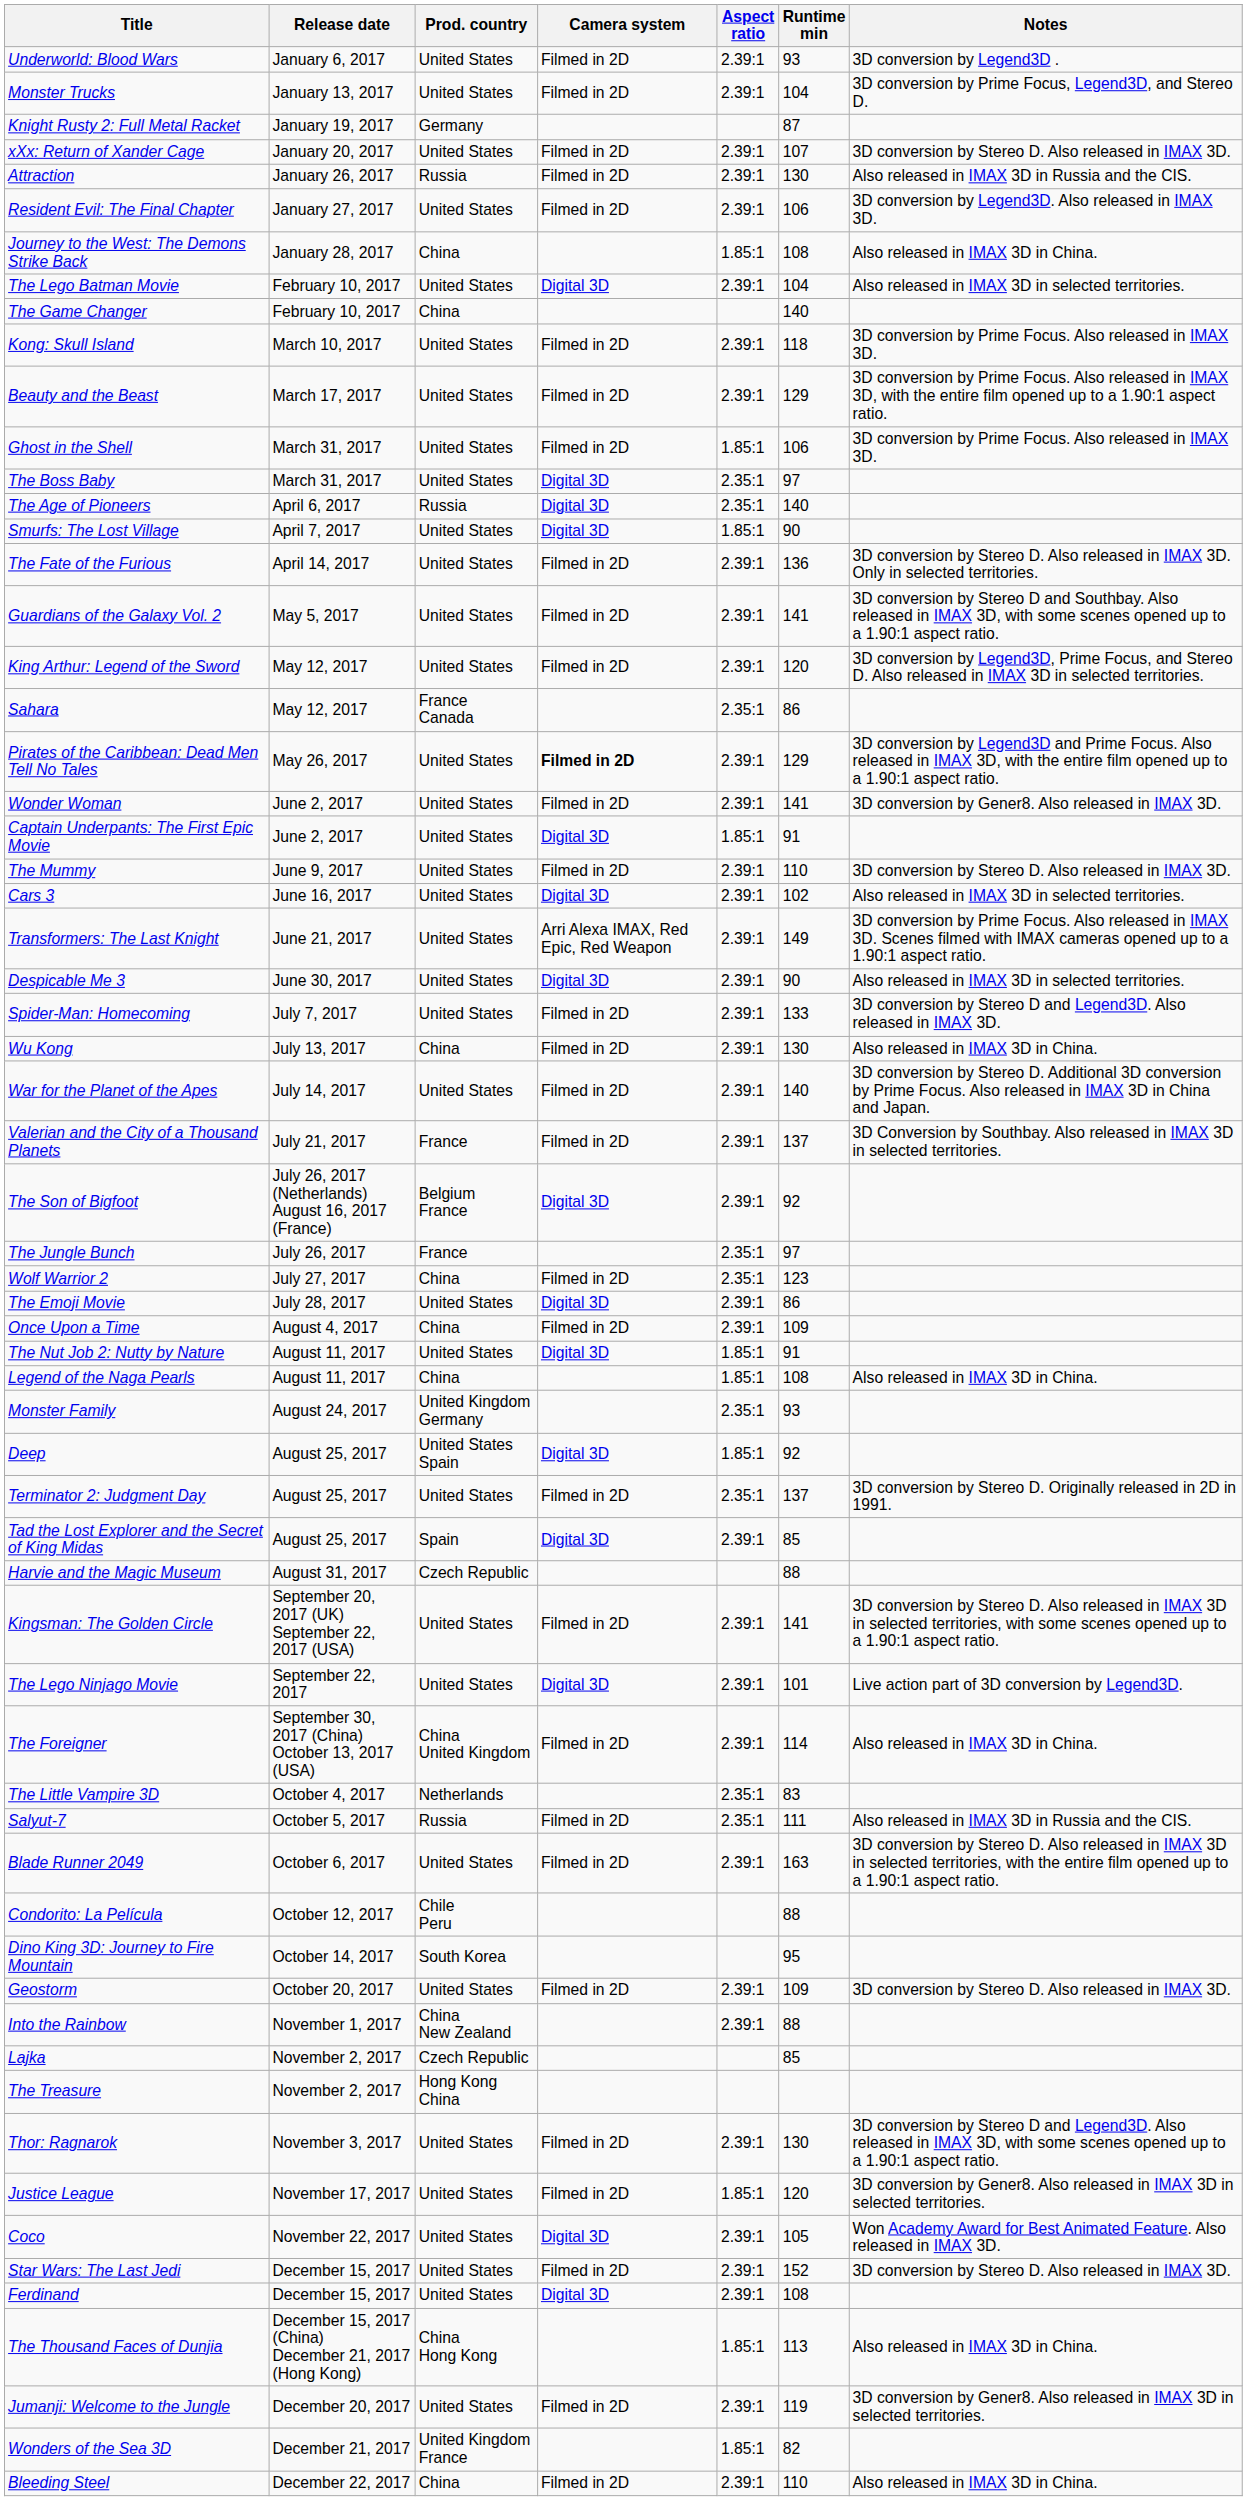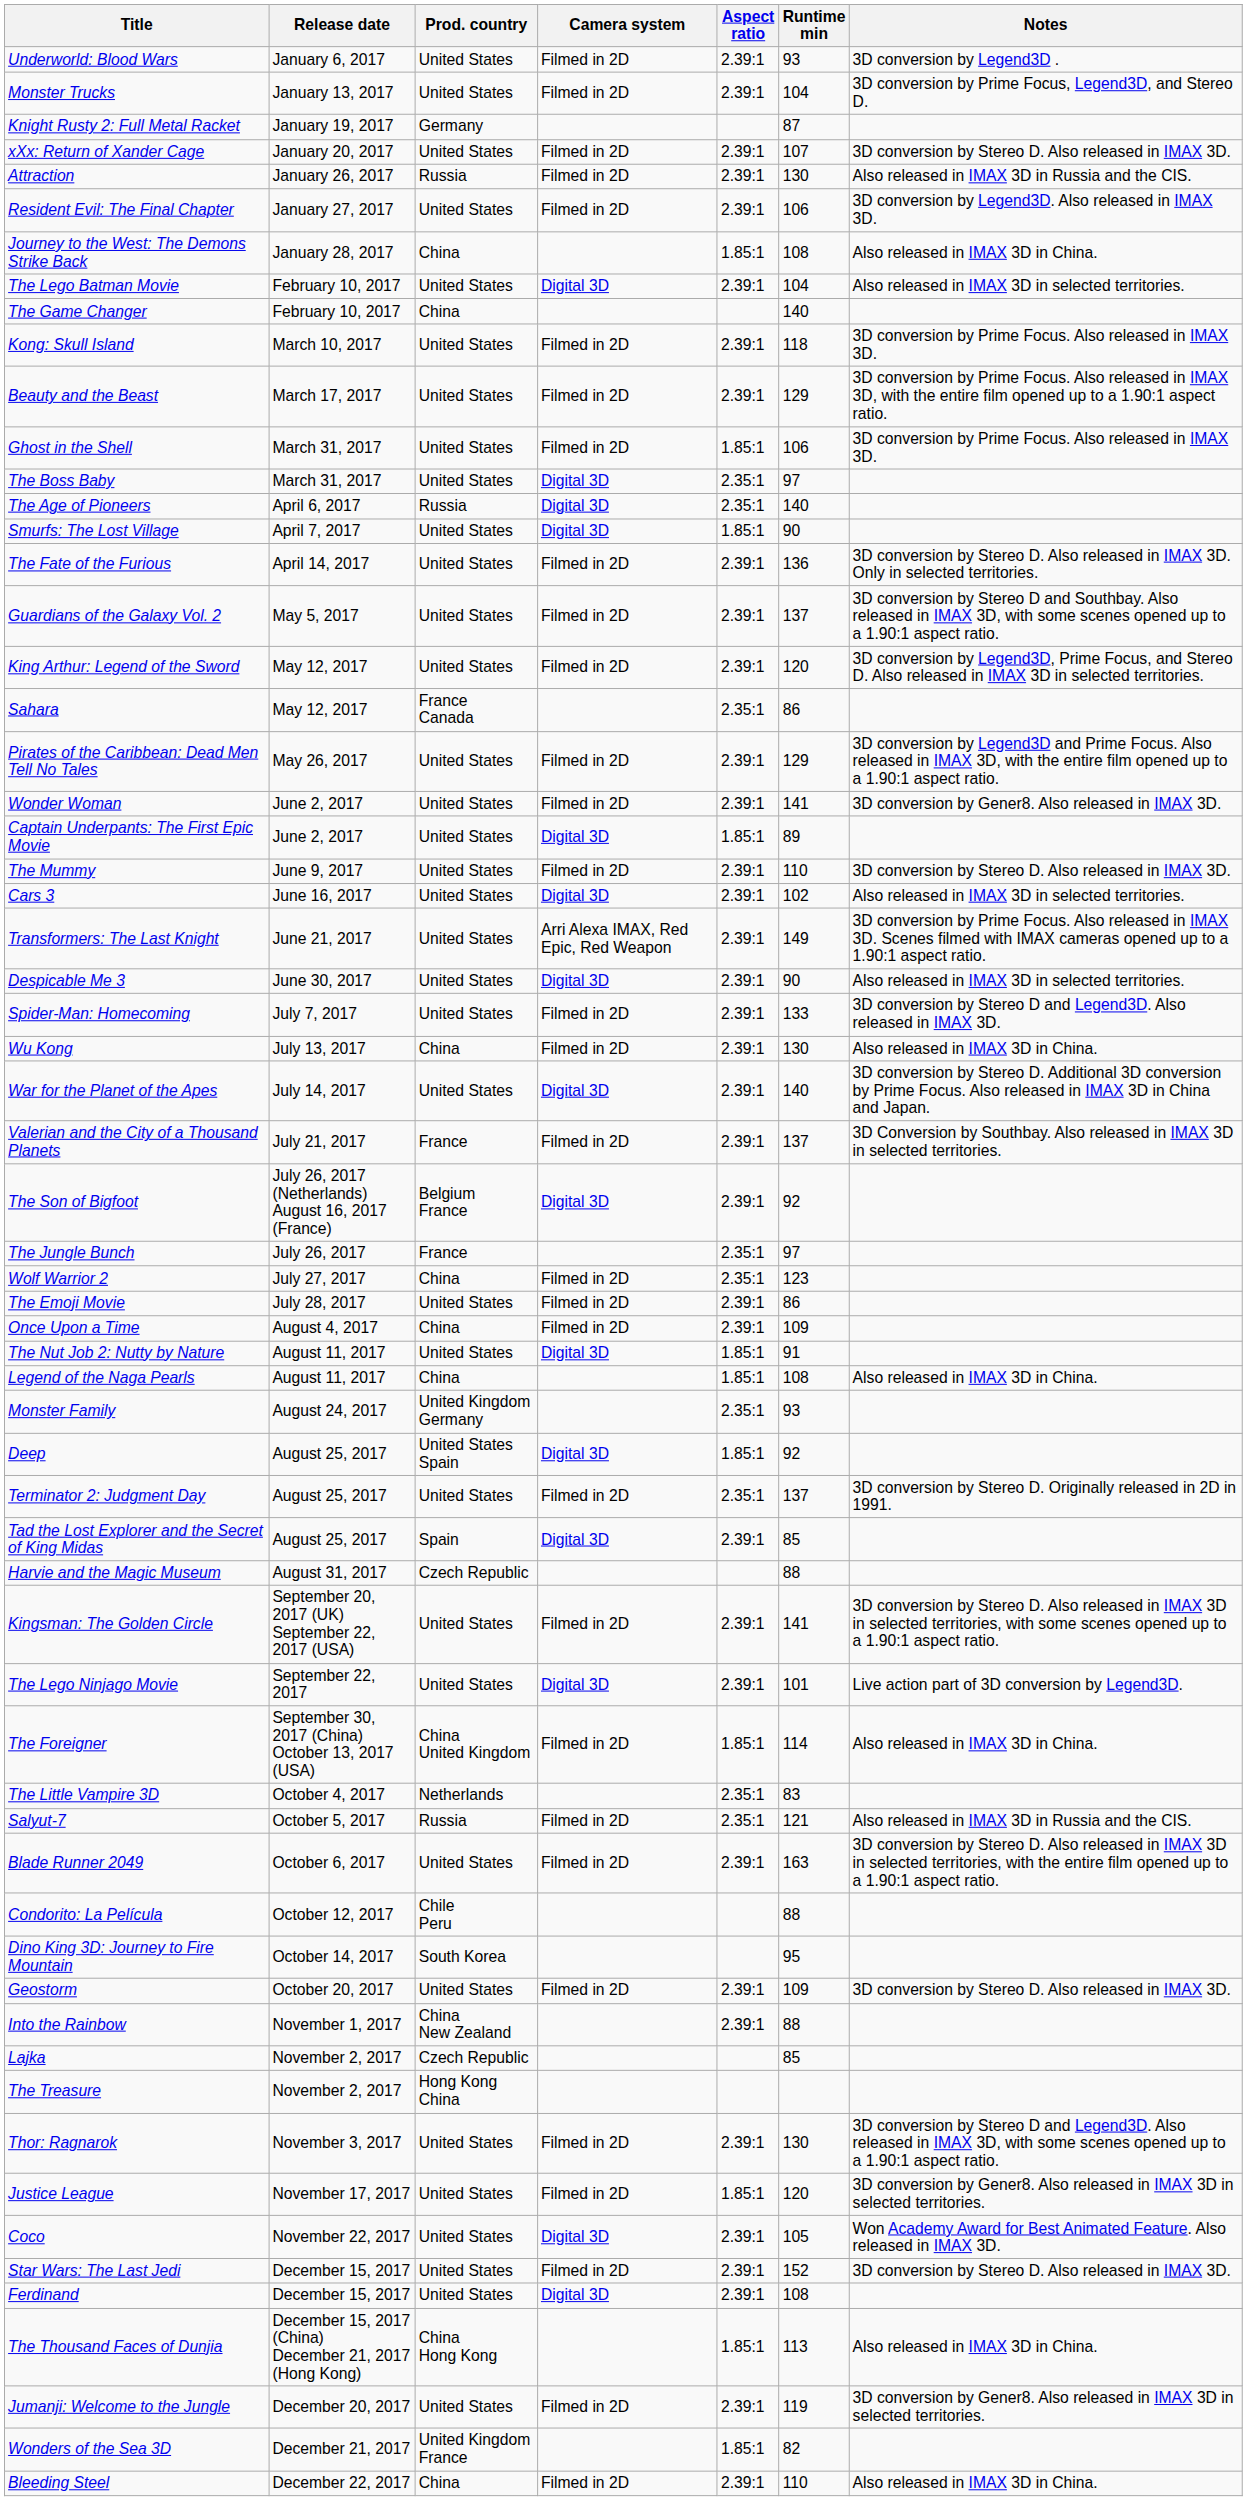(796, 616) 141 -> (796, 616) 137
(588, 761) bold -> (585, 761) normal
(791, 837) 91 -> (791, 837) 89
(585, 1090) Filmed in 2D -> (575, 1090) Digital 3D
(575, 1303) Digital 3D -> (585, 1303) Filmed in 2D
(743, 1744) 2.39:1 -> (743, 1744) 1.85:1
(795, 1820) 111 -> (796, 1820) 121
